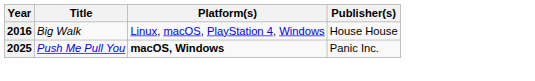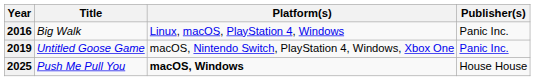(364, 31) House House -> (484, 31) Panic Inc.
+ row: (19, 48)
(354, 48) Panic Inc. -> (493, 66) House House
